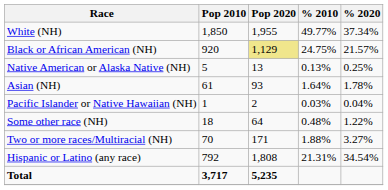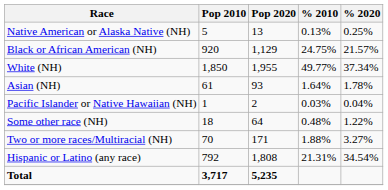rows swapped: (34, 31) <-> (99, 67)
(264, 49) khaki background -> (264, 49) no background
